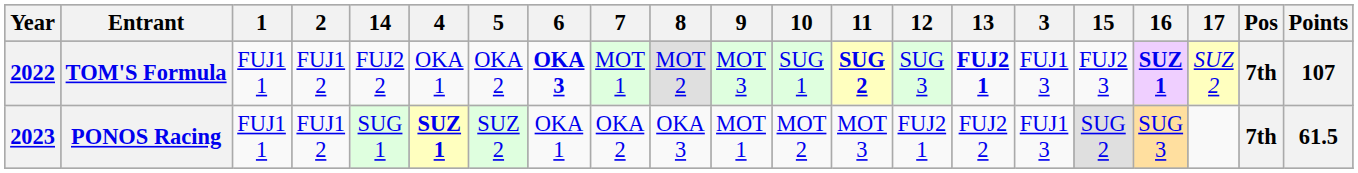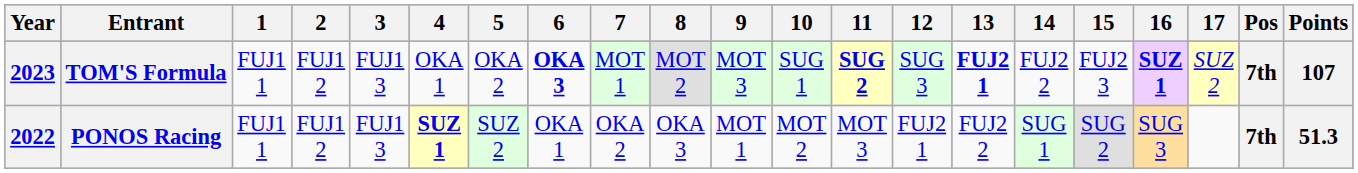columns swapped: (1044, 22) <-> (380, 22)
(33, 72) 2022 -> (33, 72) 2023
(33, 136) 2023 -> (33, 136) 2022
(1318, 136) 61.5 -> (1318, 136) 51.3
